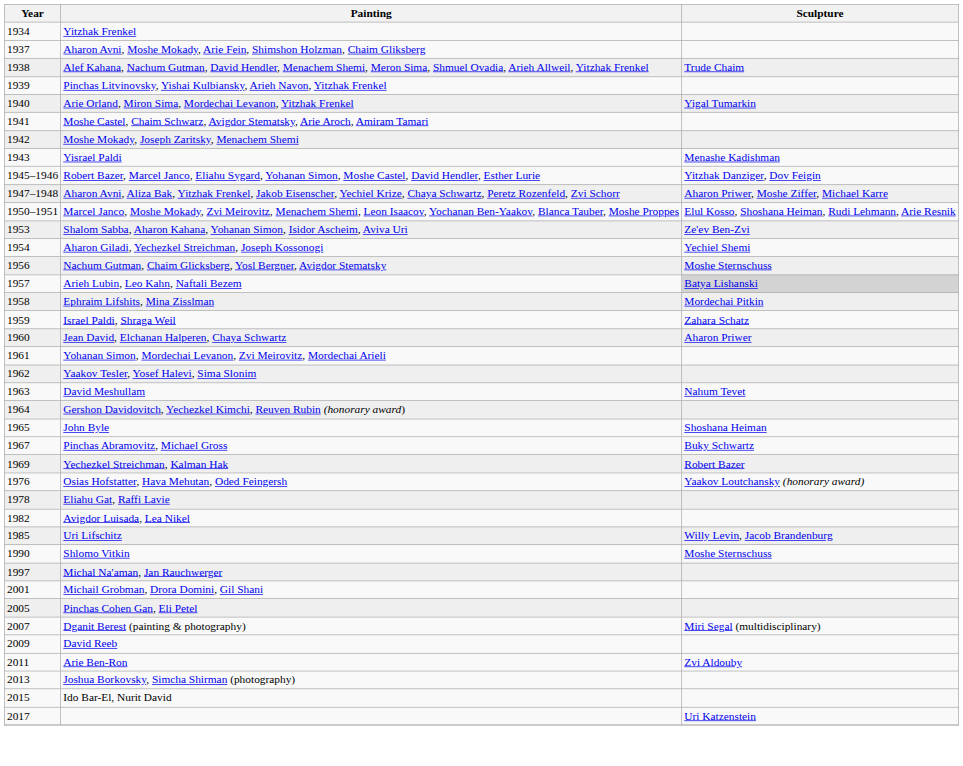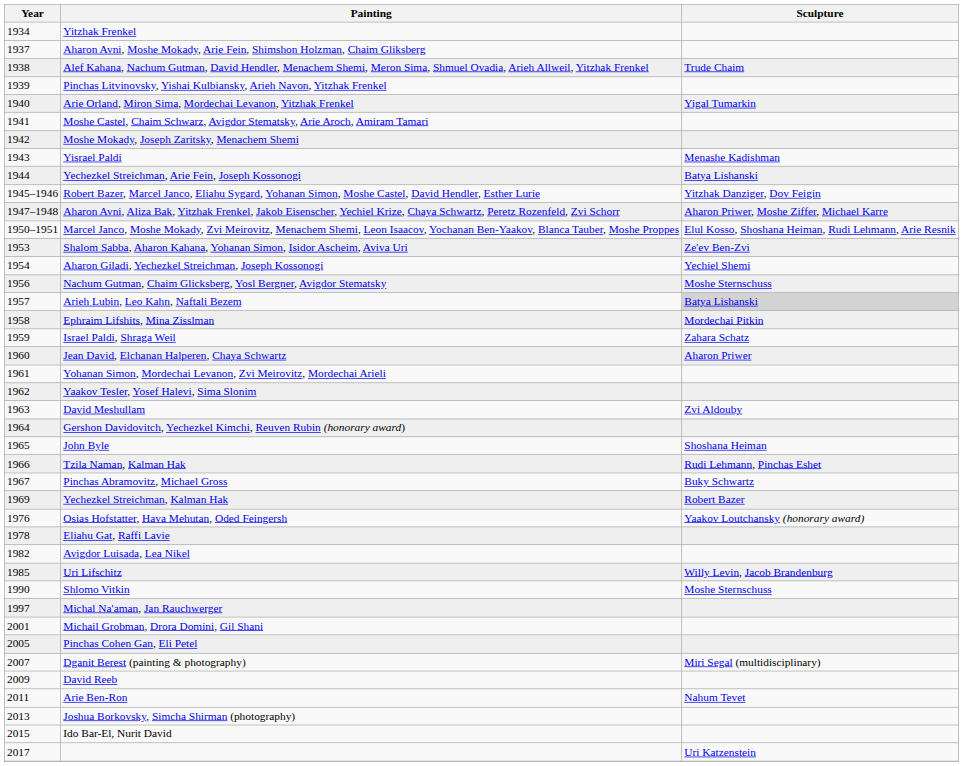+ row: (18, 175)
(715, 391) Nahum Tevet -> (713, 409) Zvi Aldouby
+ row: (18, 463)
(713, 662) Zvi Aldouby -> (715, 698) Nahum Tevet
